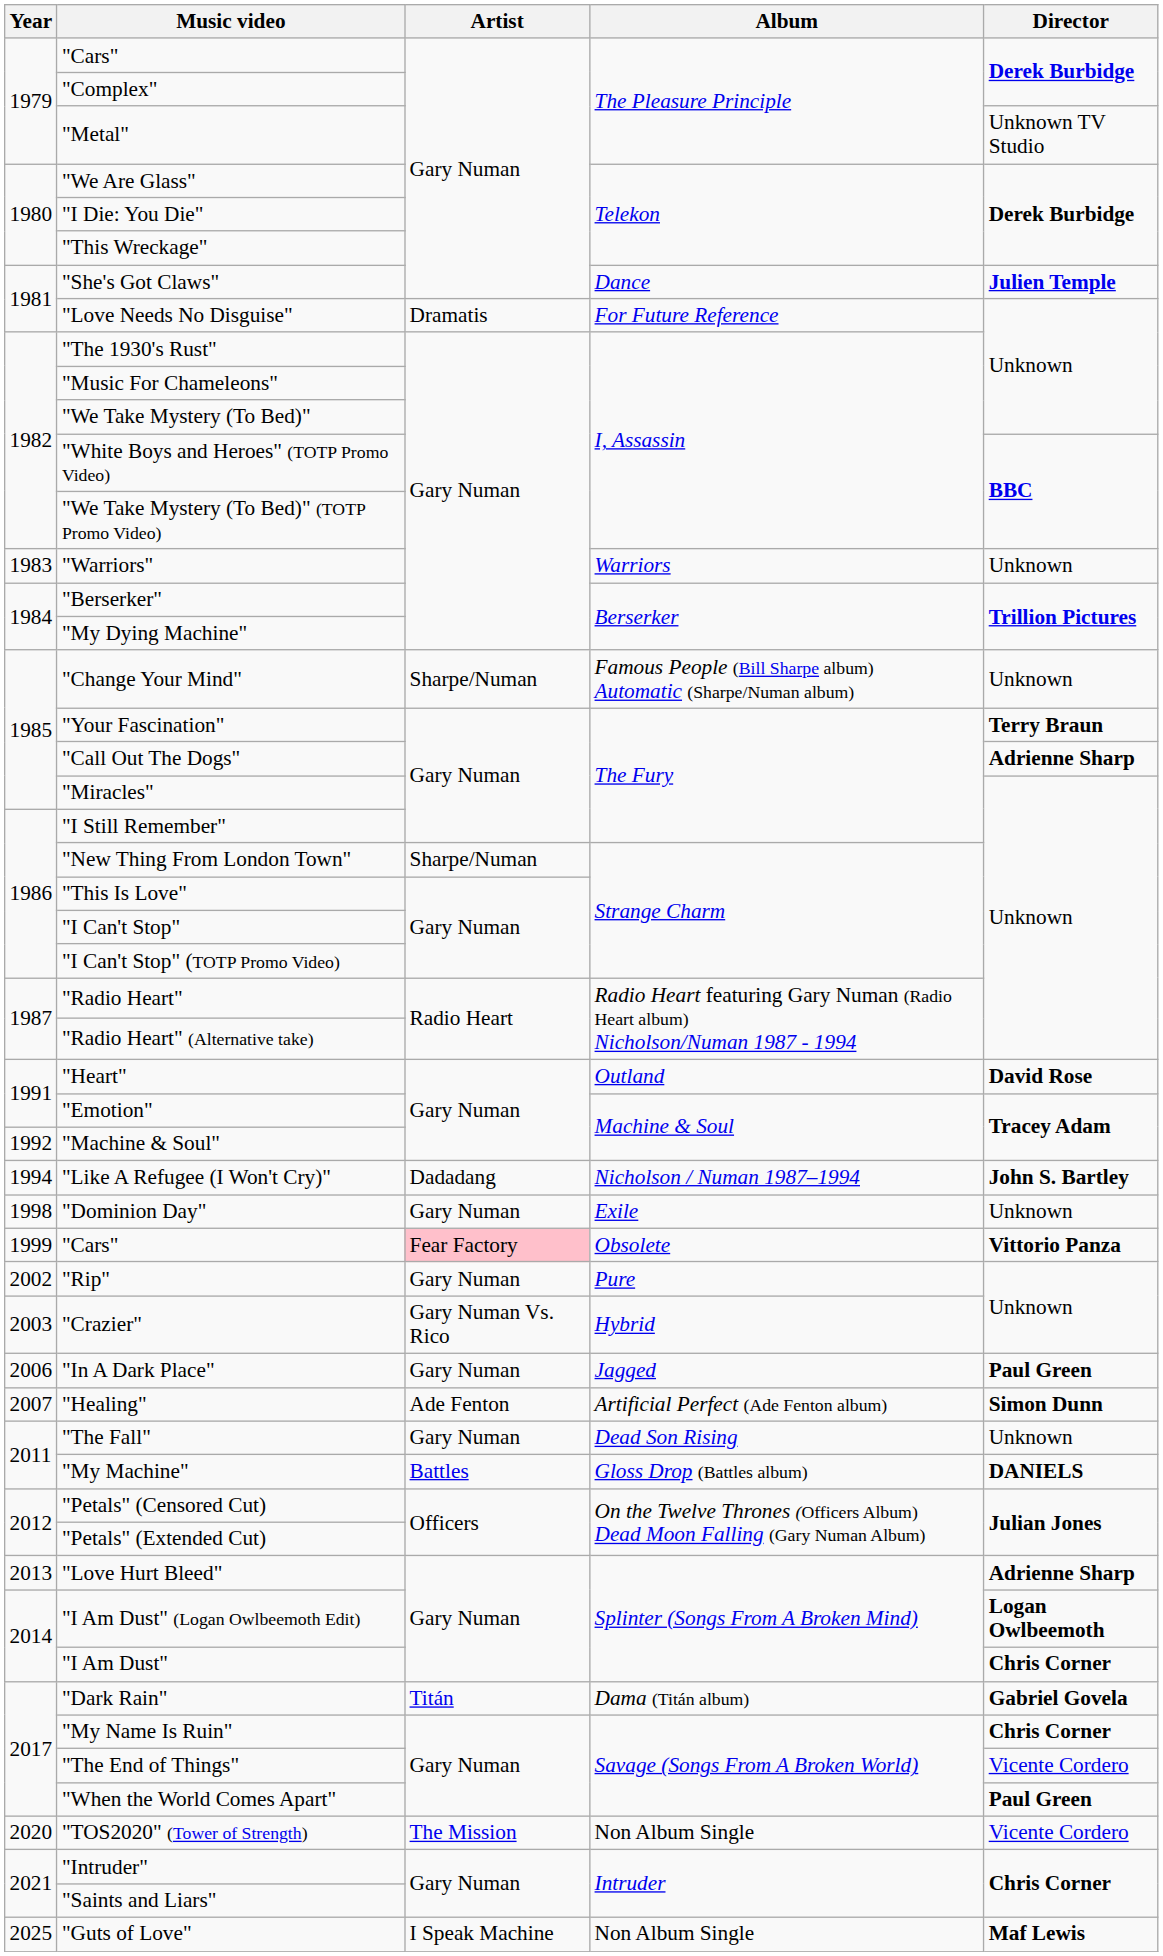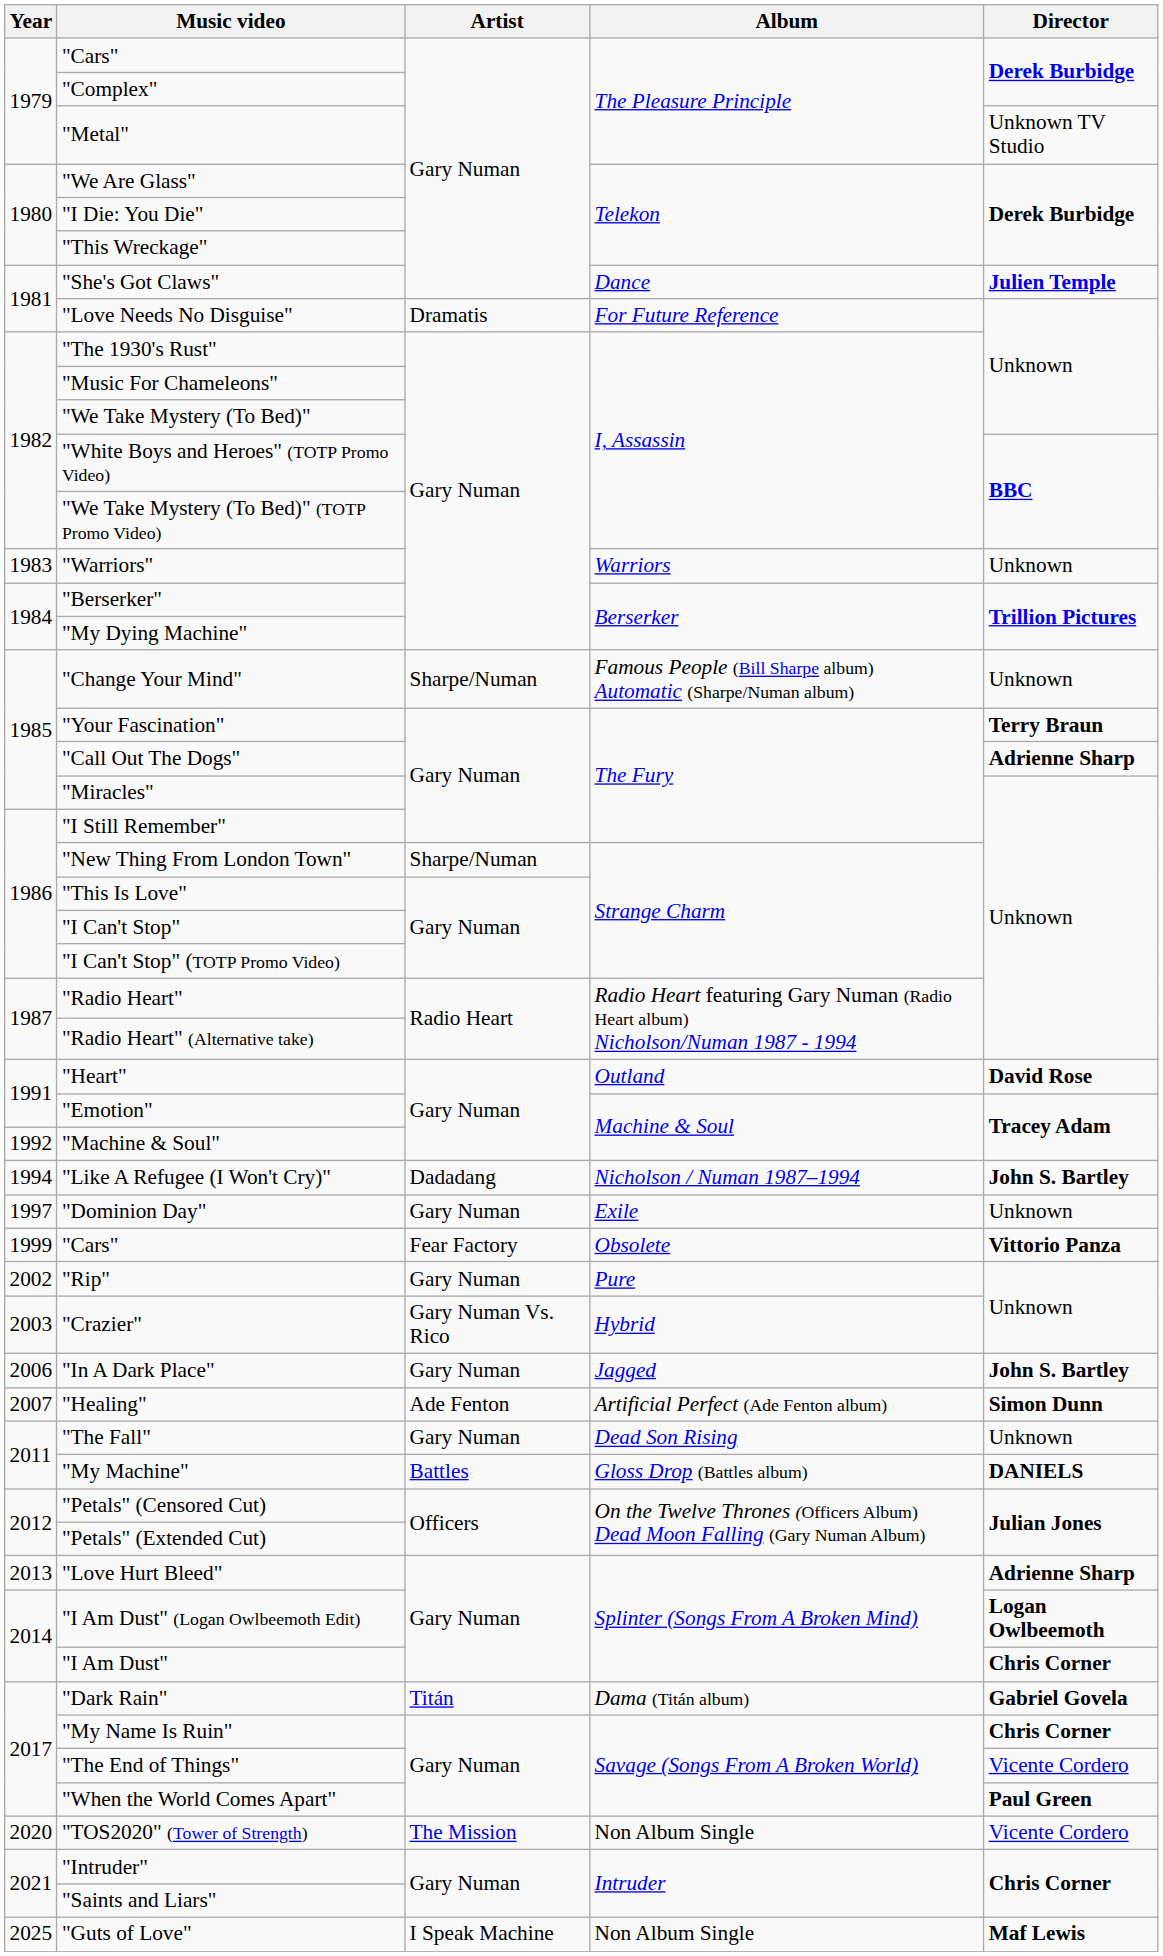(31, 1211) 1998 -> (31, 1211) 1997
(464, 1244) pink background -> (464, 1244) no background
(1040, 1370) Paul Green -> (1059, 1370) John S. Bartley
